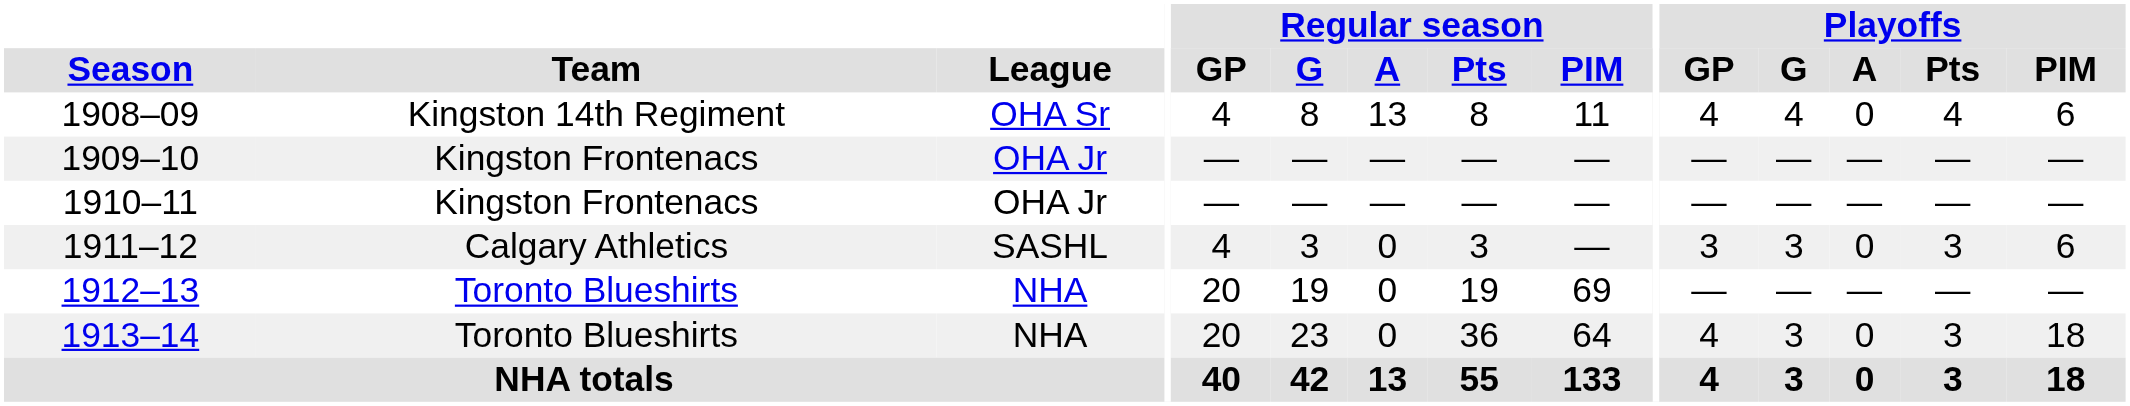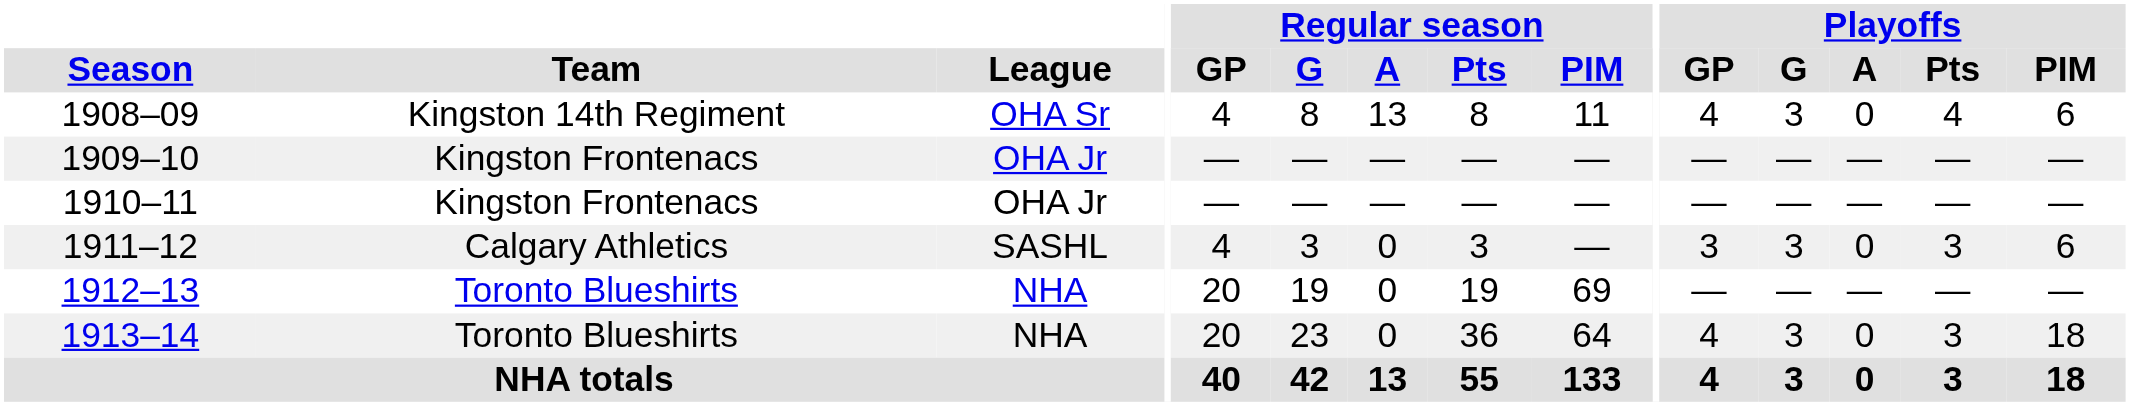(1794, 113) 4 -> (1794, 113) 3
